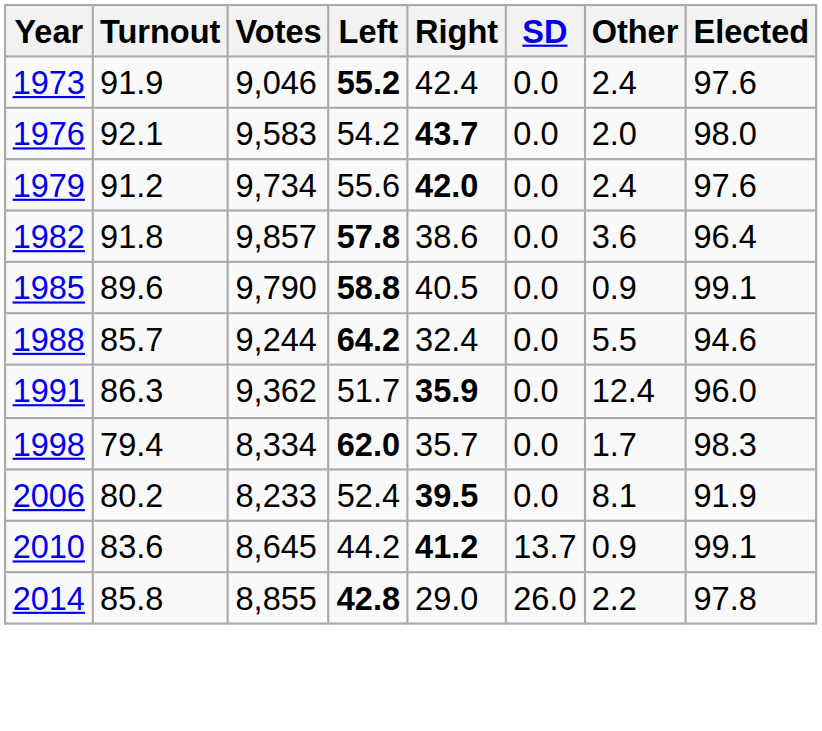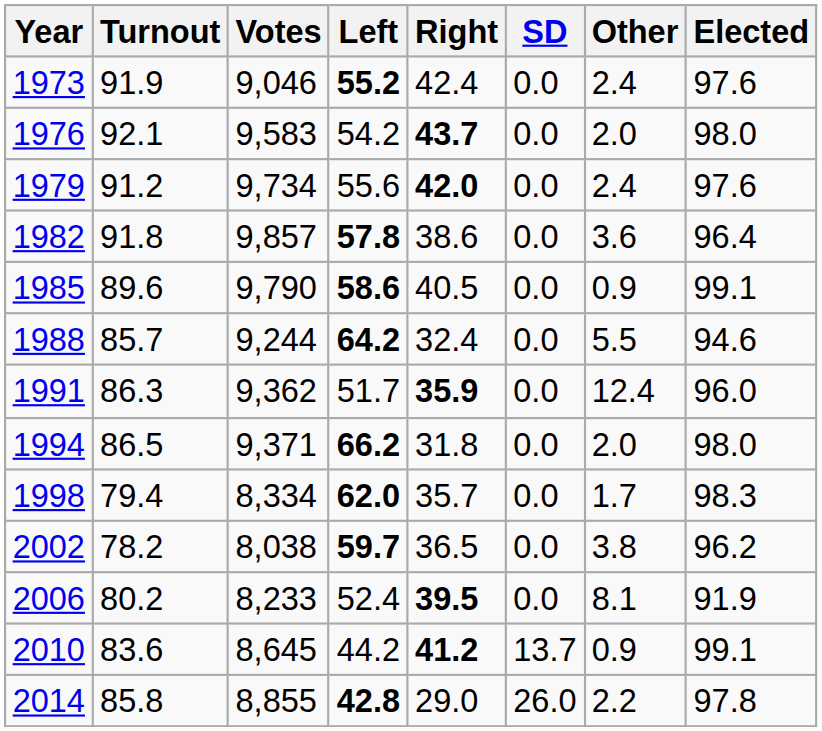(368, 288) 58.8 -> (368, 288) 58.6
+ row: (49, 443)
+ row: (49, 546)
